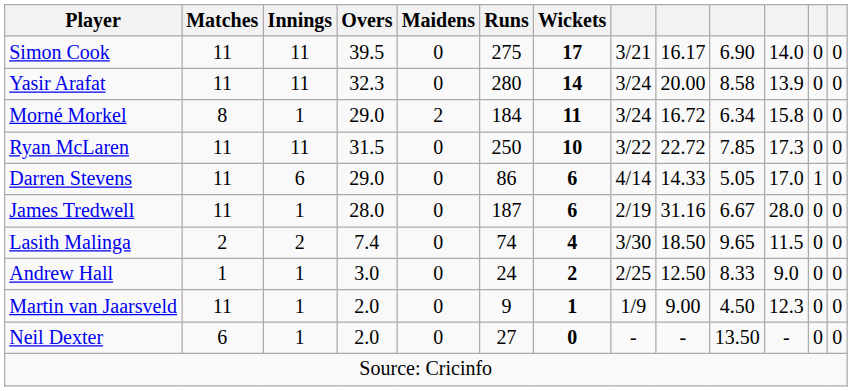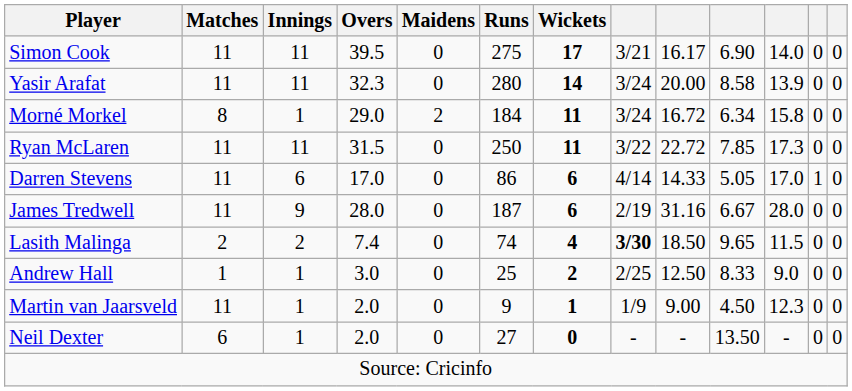(572, 147) 10 -> (572, 147) 11
(367, 178) 29.0 -> (367, 178) 17.0
(300, 210) 1 -> (300, 210) 9
(633, 242) normal -> (633, 242) bold
(506, 274) 24 -> (506, 274) 25
